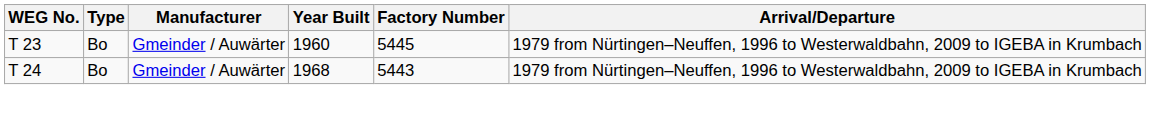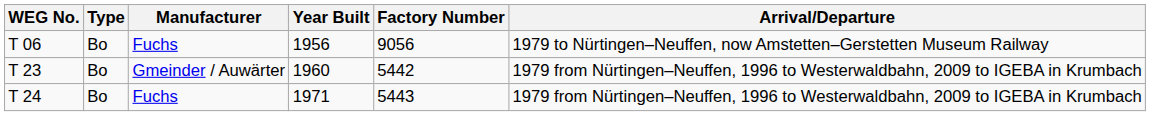+ row: (25, 44)
(396, 44) 5445 -> (396, 70) 5442
(209, 70) Gmeinder / Auwärter -> (155, 96) Fuchs
(311, 70) 1968 -> (311, 96) 1971
